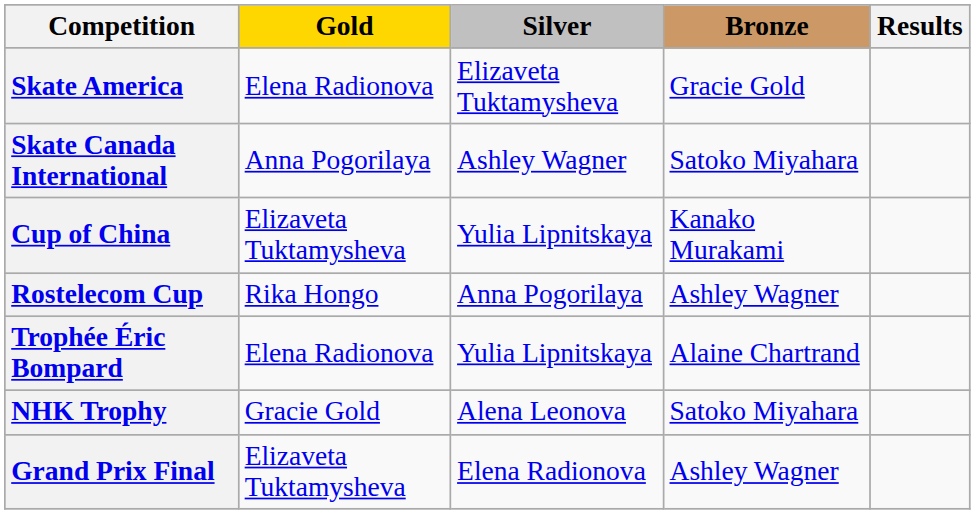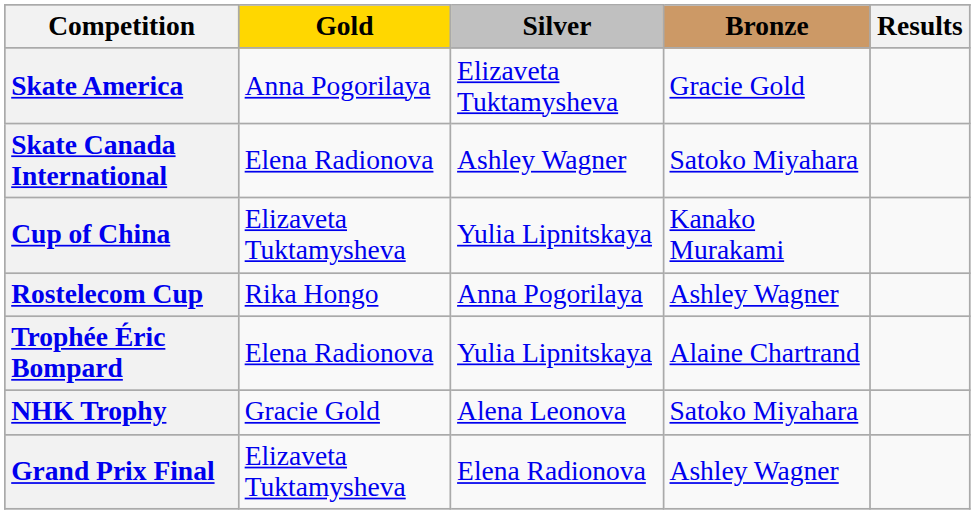(339, 85) Elena Radionova -> (338, 85) Anna Pogorilaya
(338, 160) Anna Pogorilaya -> (339, 160) Elena Radionova
